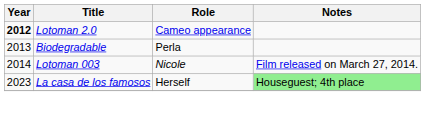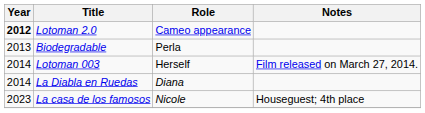(171, 64) Nicole -> (173, 64) Herself
+ row: (87, 82)
(173, 82) Herself -> (171, 99) Nicole
(310, 82) lightgreen background -> (310, 99) no background
